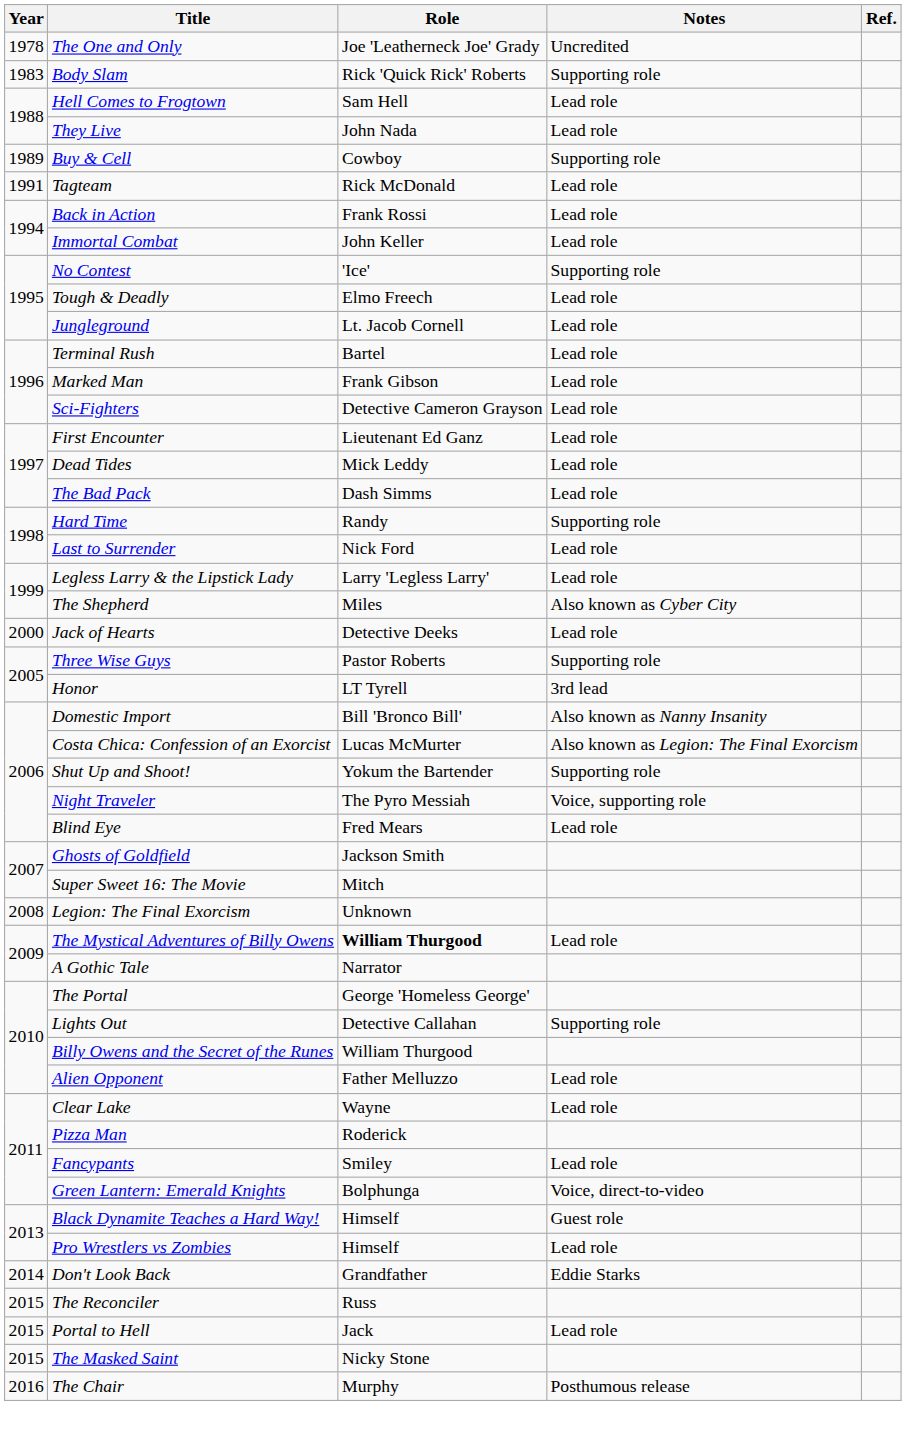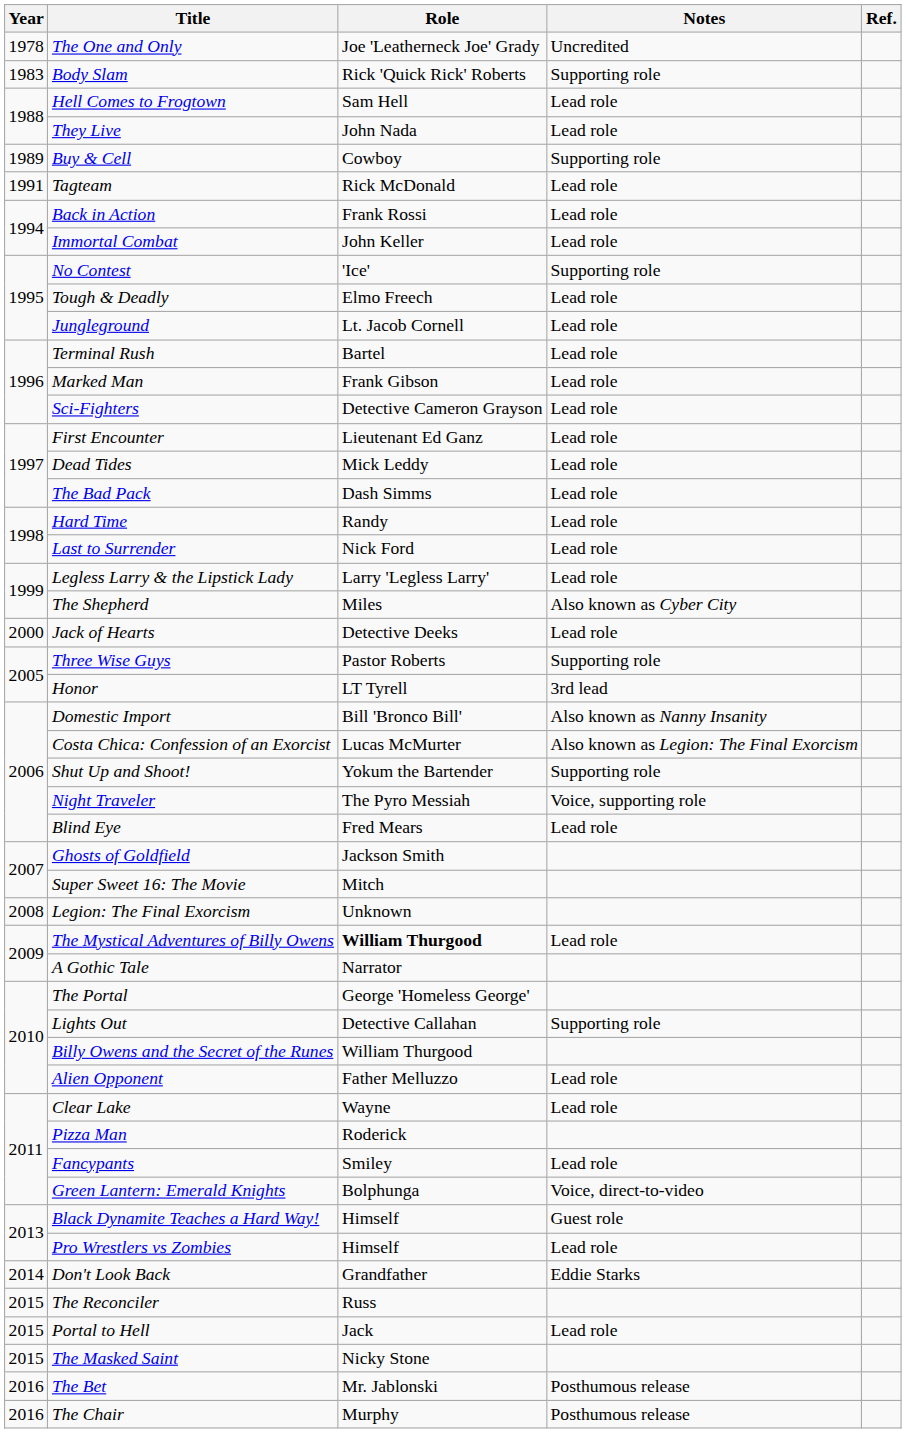(606, 520) Supporting role -> (584, 520) Lead role
+ row: (79, 1386)
